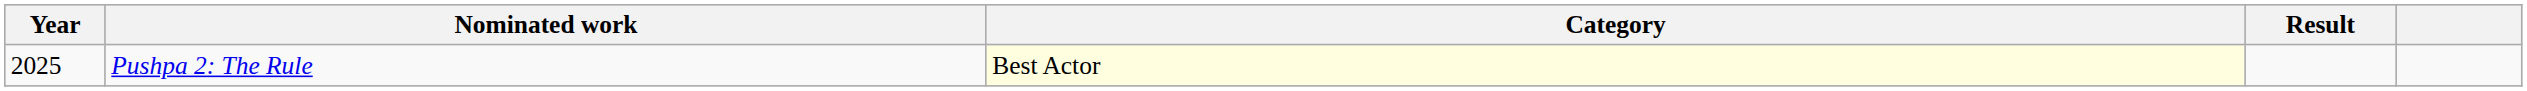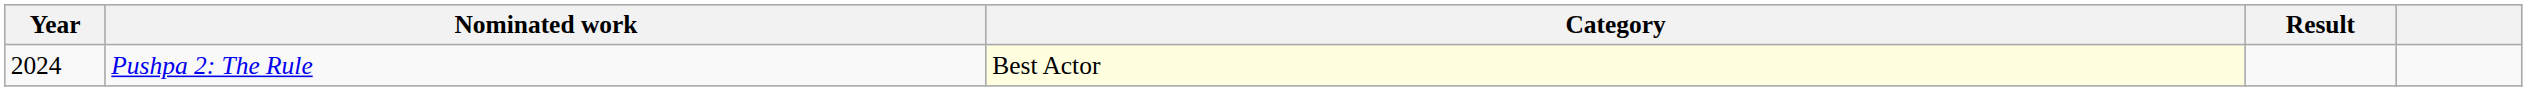(36, 65) 2025 -> (36, 65) 2024
